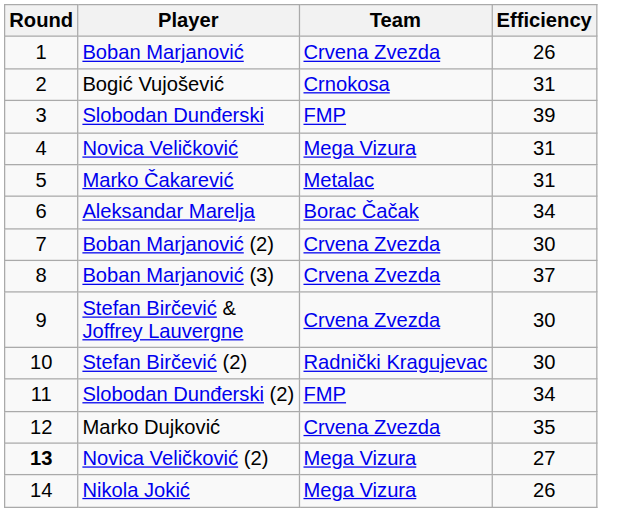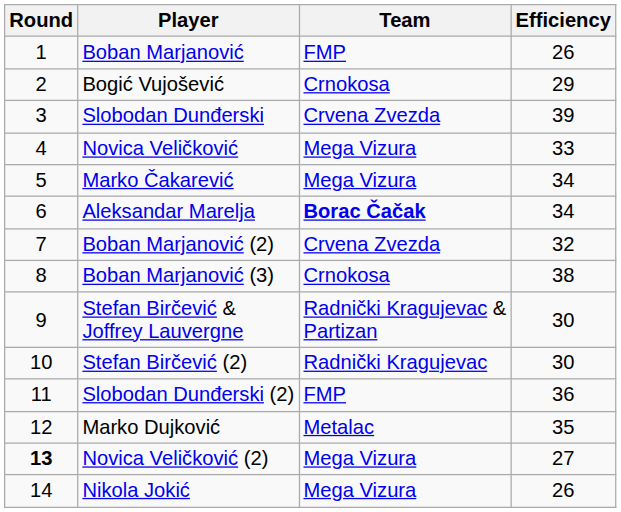(372, 52) Crvena Zvezda -> (325, 52) FMP
(544, 84) 31 -> (563, 84) 29
(325, 116) FMP -> (372, 116) Crvena Zvezda
(544, 148) 31 -> (563, 148) 33
(339, 180) Metalac -> (360, 180) Mega Vizura
(544, 180) 31 -> (563, 180) 34
(361, 212) normal -> (365, 212) bold
(544, 244) 30 -> (563, 244) 32
(372, 276) Crvena Zvezda -> (347, 276) Crnokosa
(544, 276) 37 -> (563, 276) 38
(372, 319) Crvena Zvezda -> (405, 319) Radnički Kragujevac & Partizan
(544, 394) 34 -> (563, 394) 36
(372, 426) Crvena Zvezda -> (339, 426) Metalac
